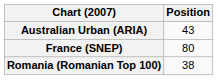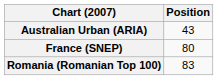(188, 65) 38 -> (188, 65) 83
